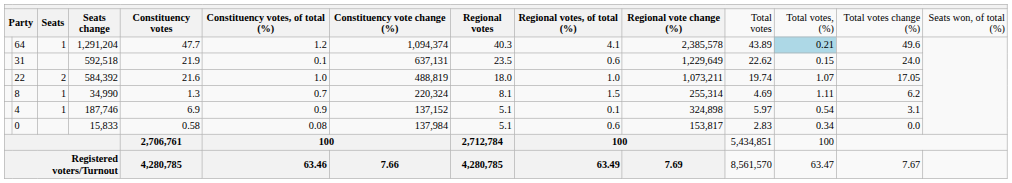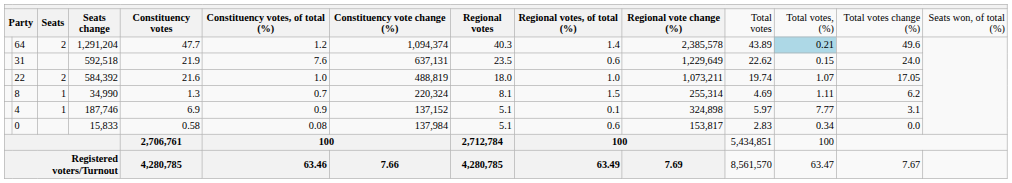(64, 45) 1 -> (64, 45) 2
(613, 45) 4.1 -> (613, 45) 1.4
(320, 61) 0.1 -> (320, 61) 7.6
(825, 110) 0.54 -> (825, 110) 7.77
